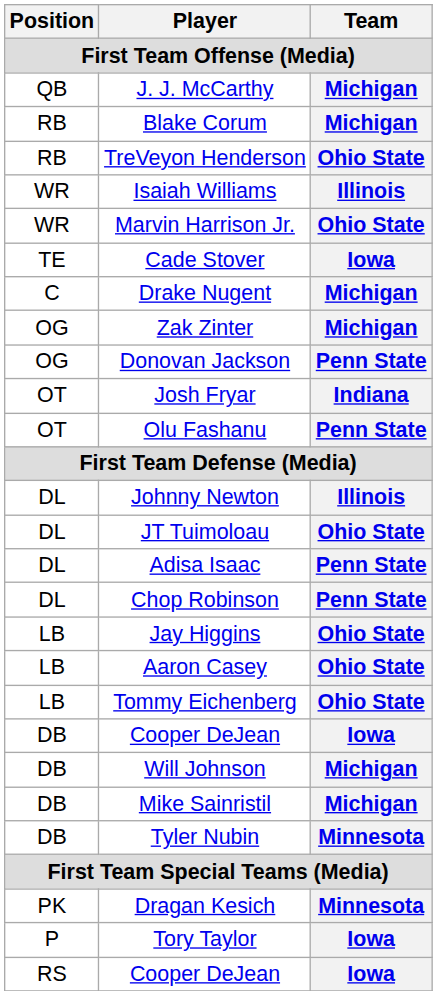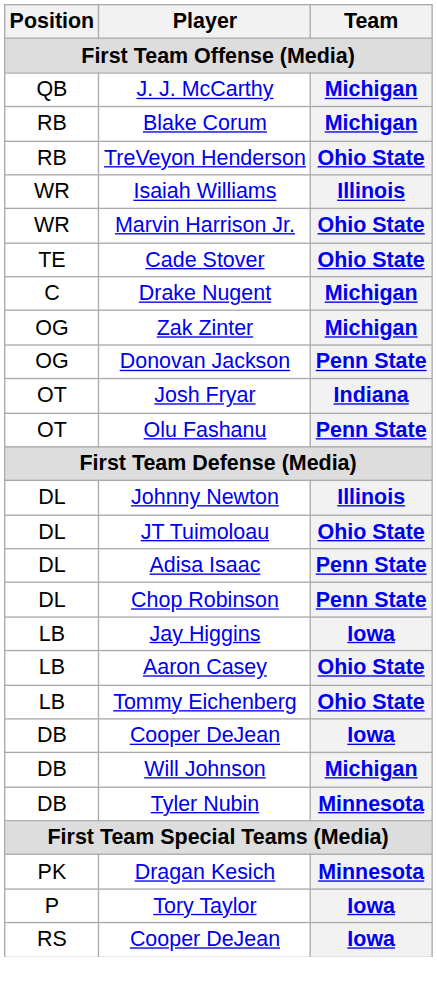(371, 259) Iowa -> (371, 259) Ohio State
(371, 633) Ohio State -> (371, 633) Iowa
- row: (52, 803)
